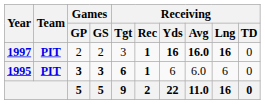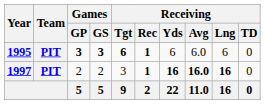rows swapped: (19, 71) <-> (19, 52)
